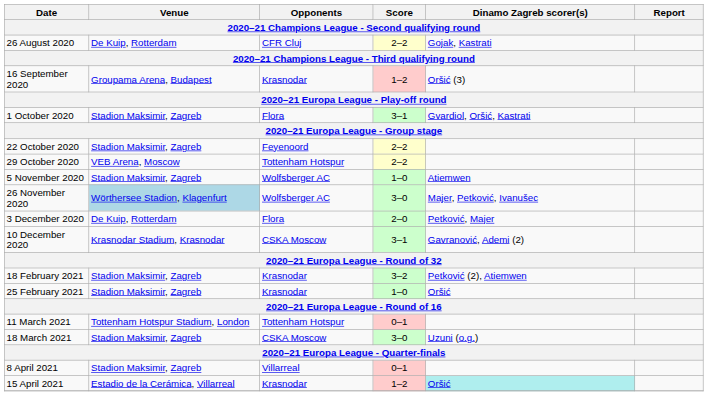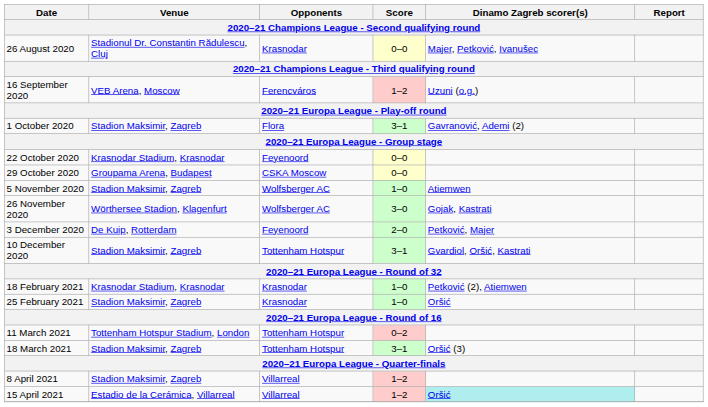(134, 43) De Kuip, Rotterdam -> (169, 48) Stadionul Dr. Constantin Rădulescu, Cluj
(282, 43) CFR Cluj -> (284, 48) Krasnodar
(399, 43) 2–2 -> (399, 48) 0–0
(460, 43) Gojak, Kastrati -> (483, 48) Majer, Petković, Ivanušec
(151, 79) Groupama Arena, Budapest -> (135, 90) VEB Arena, Moscow
(284, 79) Krasnodar -> (289, 90) Ferencváros
(446, 79) Oršić (3) -> (453, 90) Uzuni (o.g.)
(479, 115) Gvardiol, Oršić, Kastrati -> (476, 126) Gavranović, Ademi (2)
(146, 146) Stadion Maksimir, Zagreb -> (158, 157) Krasnodar Stadium, Krasnodar
(399, 146) 2–2 -> (399, 157) 0–0
(135, 162) VEB Arena, Moscow -> (151, 173) Groupama Arena, Budapest
(303, 162) Tottenham Hotspur -> (294, 173) CSKA Moscow
(399, 162) 2–2 -> (399, 173) 0–0
(159, 198) lightblue background -> (159, 209) no background
(483, 198) Majer, Petković, Ivanušec -> (460, 209) Gojak, Kastrati
(273, 219) Flora -> (285, 230) Feyenoord
(158, 240) Krasnodar Stadium, Krasnodar -> (146, 250) Stadion Maksimir, Zagreb
(294, 240) CSKA Moscow -> (303, 250) Tottenham Hotspur
(476, 240) Gavranović, Ademi (2) -> (479, 250) Gvardiol, Oršić, Kastrati
(146, 276) Stadion Maksimir, Zagreb -> (158, 287) Krasnodar Stadium, Krasnodar
(399, 276) 3–2 -> (399, 287) 1–0
(399, 322) 0–1 -> (399, 333) 0–2
(294, 337) CSKA Moscow -> (303, 348) Tottenham Hotspur
(399, 337) 3–0 -> (399, 348) 3–1
(453, 337) Uzuni (o.g.) -> (446, 348) Oršić (3)
(399, 368) 0–1 -> (399, 379) 1–2
(284, 384) Krasnodar -> (281, 395) Villarreal
